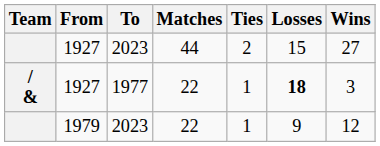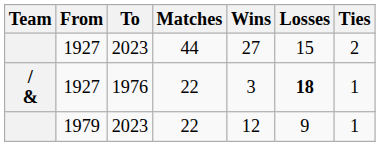columns swapped: (351, 18) <-> (247, 18)
(130, 87) 1977 -> (130, 87) 1976
